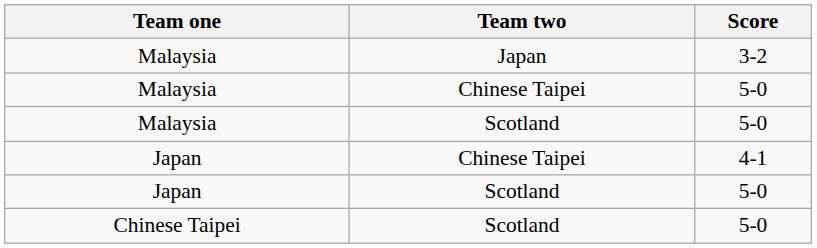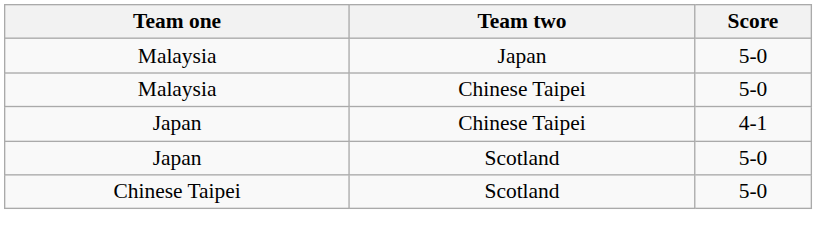(753, 55) 3-2 -> (753, 55) 5-0
- row: (177, 123)
